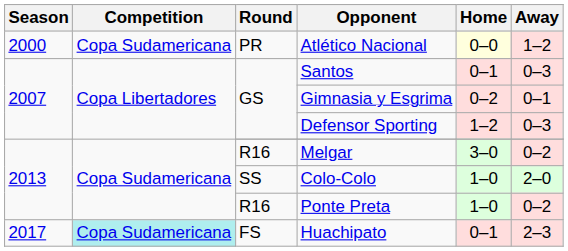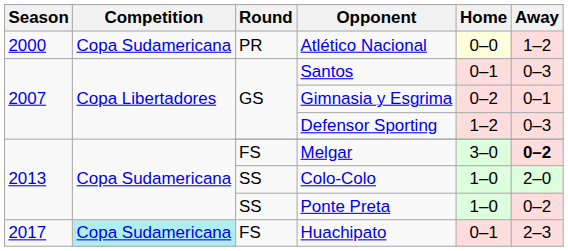(255, 152) R16 -> (250, 152) FS
(537, 152) normal -> (537, 152) bold
(255, 206) R16 -> (250, 206) SS
